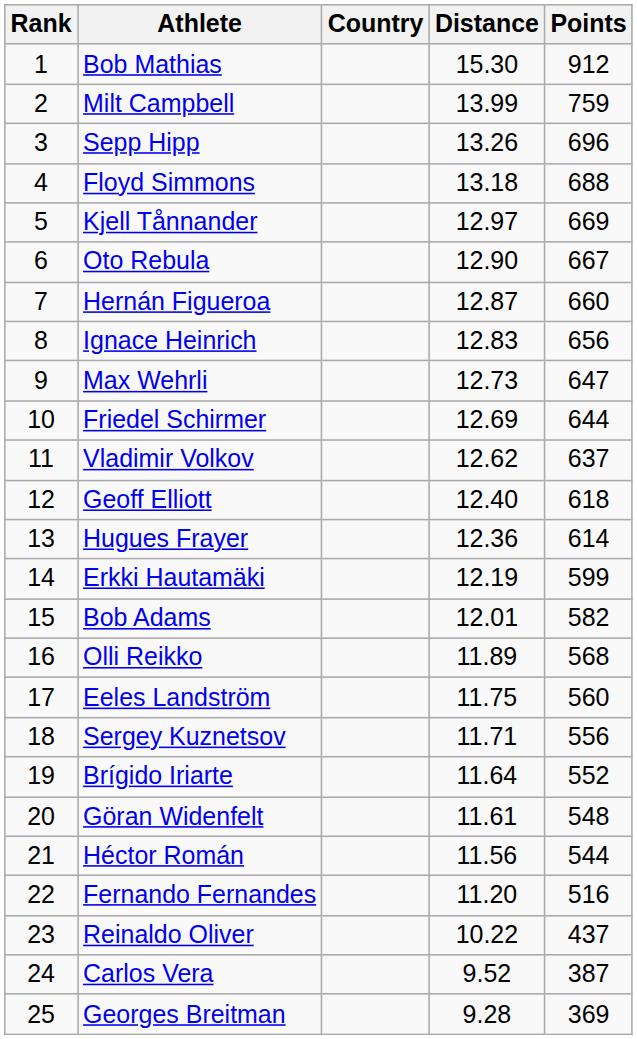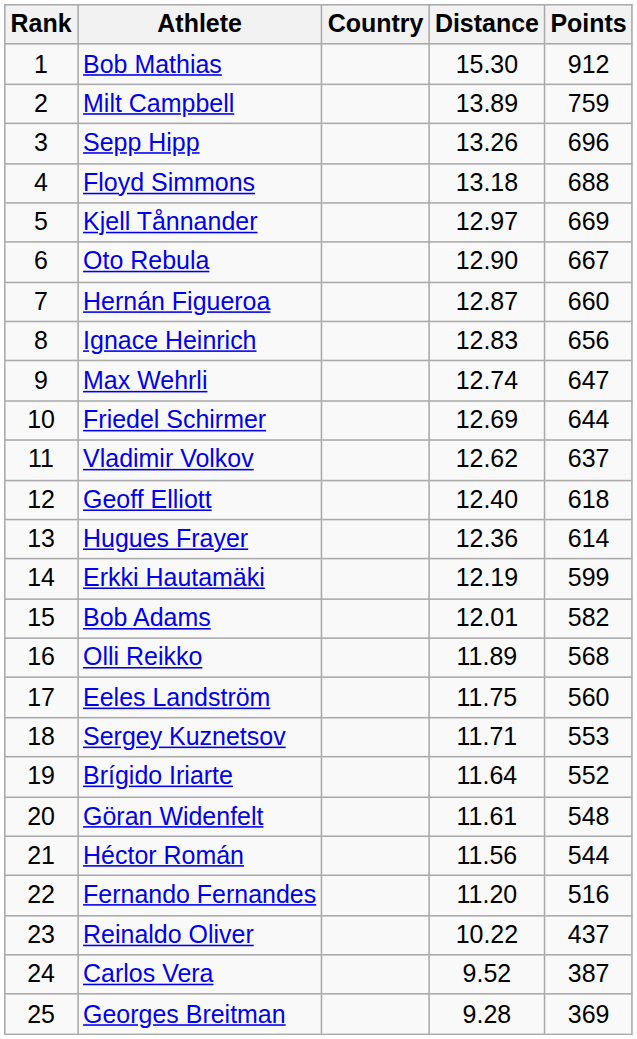(487, 103) 13.99 -> (487, 103) 13.89
(487, 380) 12.73 -> (487, 380) 12.74
(589, 736) 556 -> (589, 736) 553
